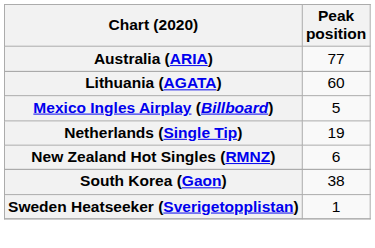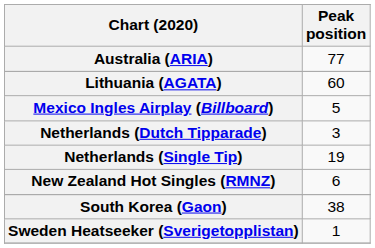+ row: (153, 132)
